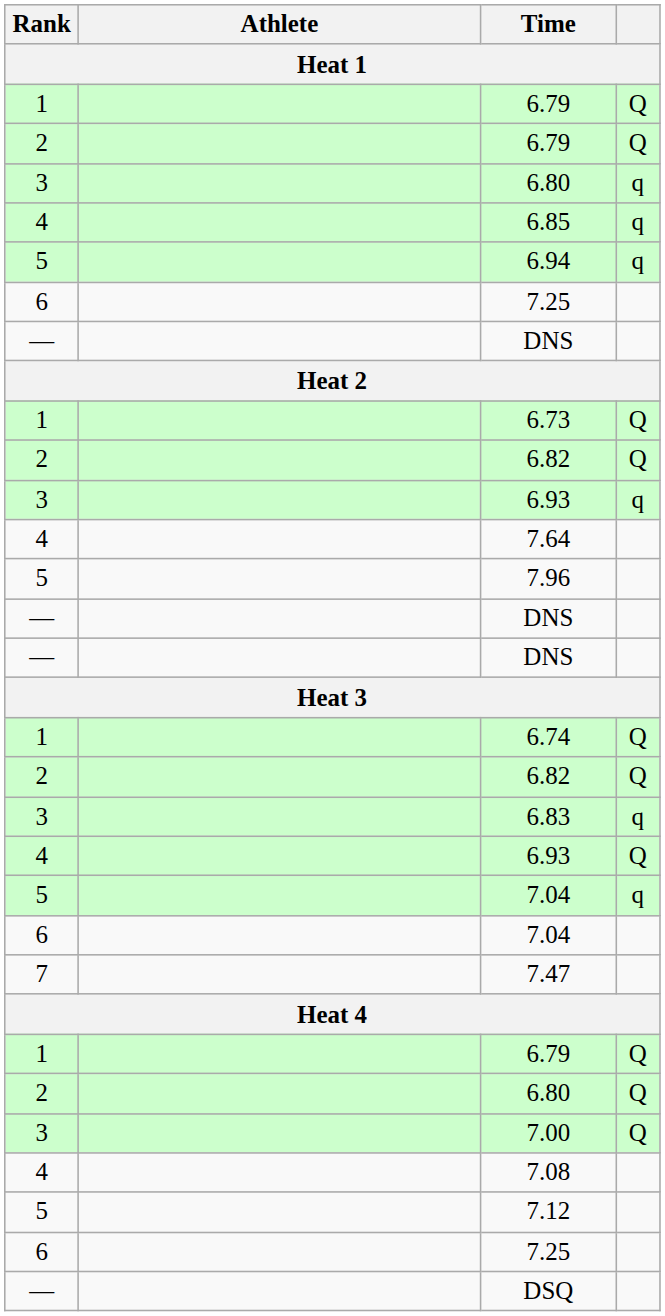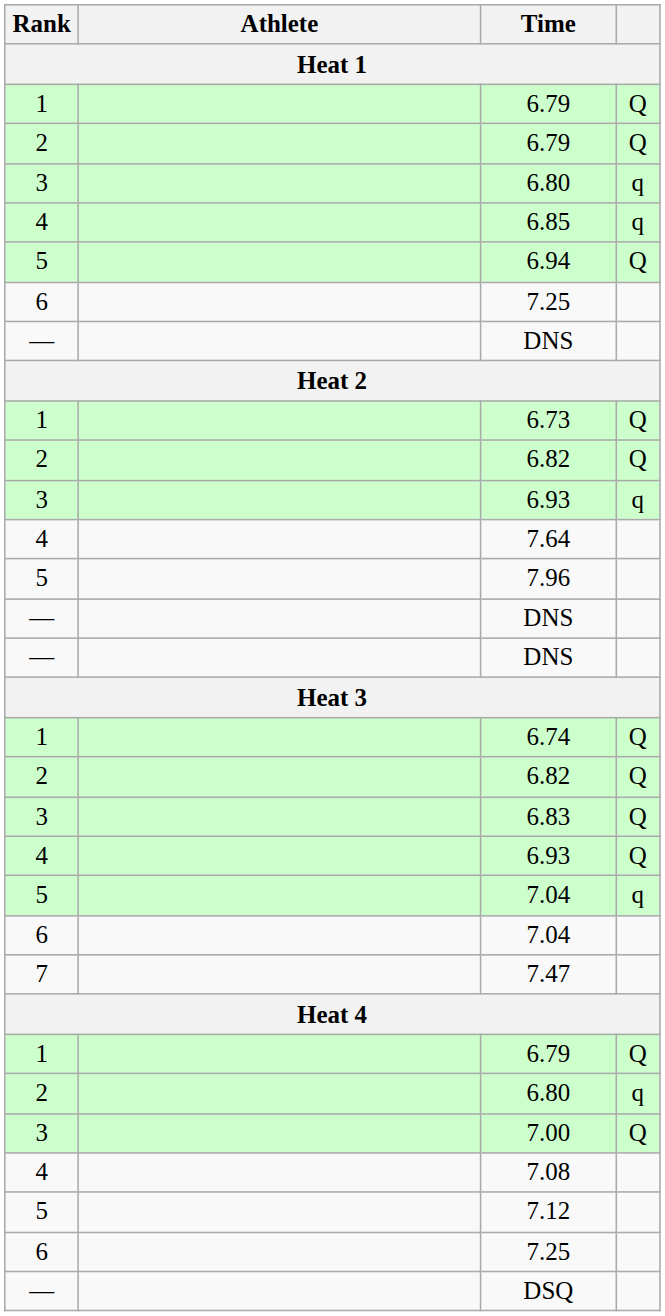(638, 261) q -> (638, 261) Q
(638, 815) q -> (638, 815) Q
(638, 1093) Q -> (638, 1093) q
